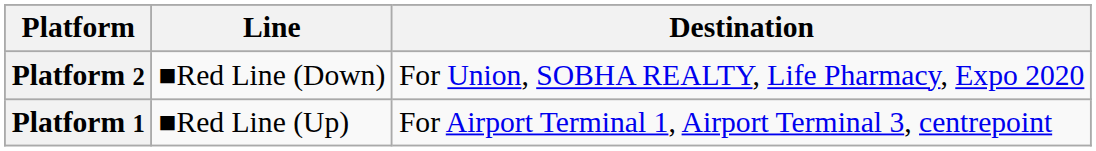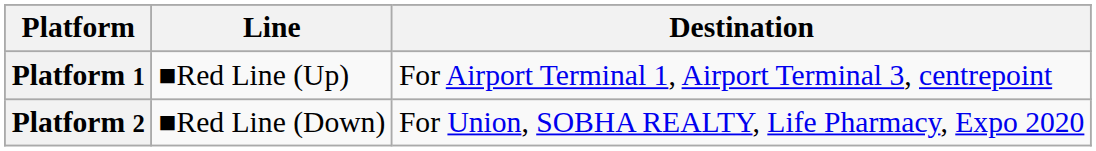rows swapped: (78, 121) <-> (78, 74)
